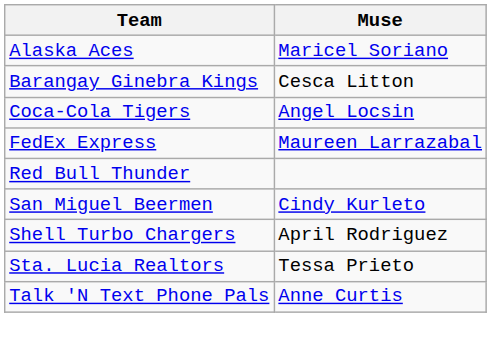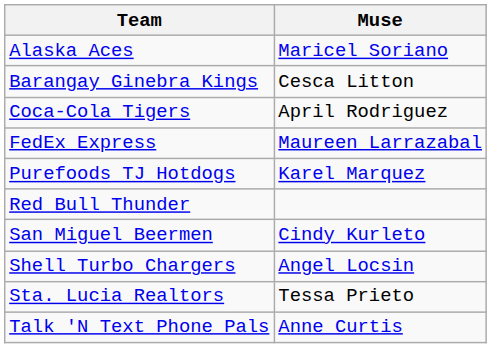(346, 112) Angel Locsin -> (363, 112) April Rodriguez
+ row: (122, 174)
(363, 235) April Rodriguez -> (346, 266) Angel Locsin
